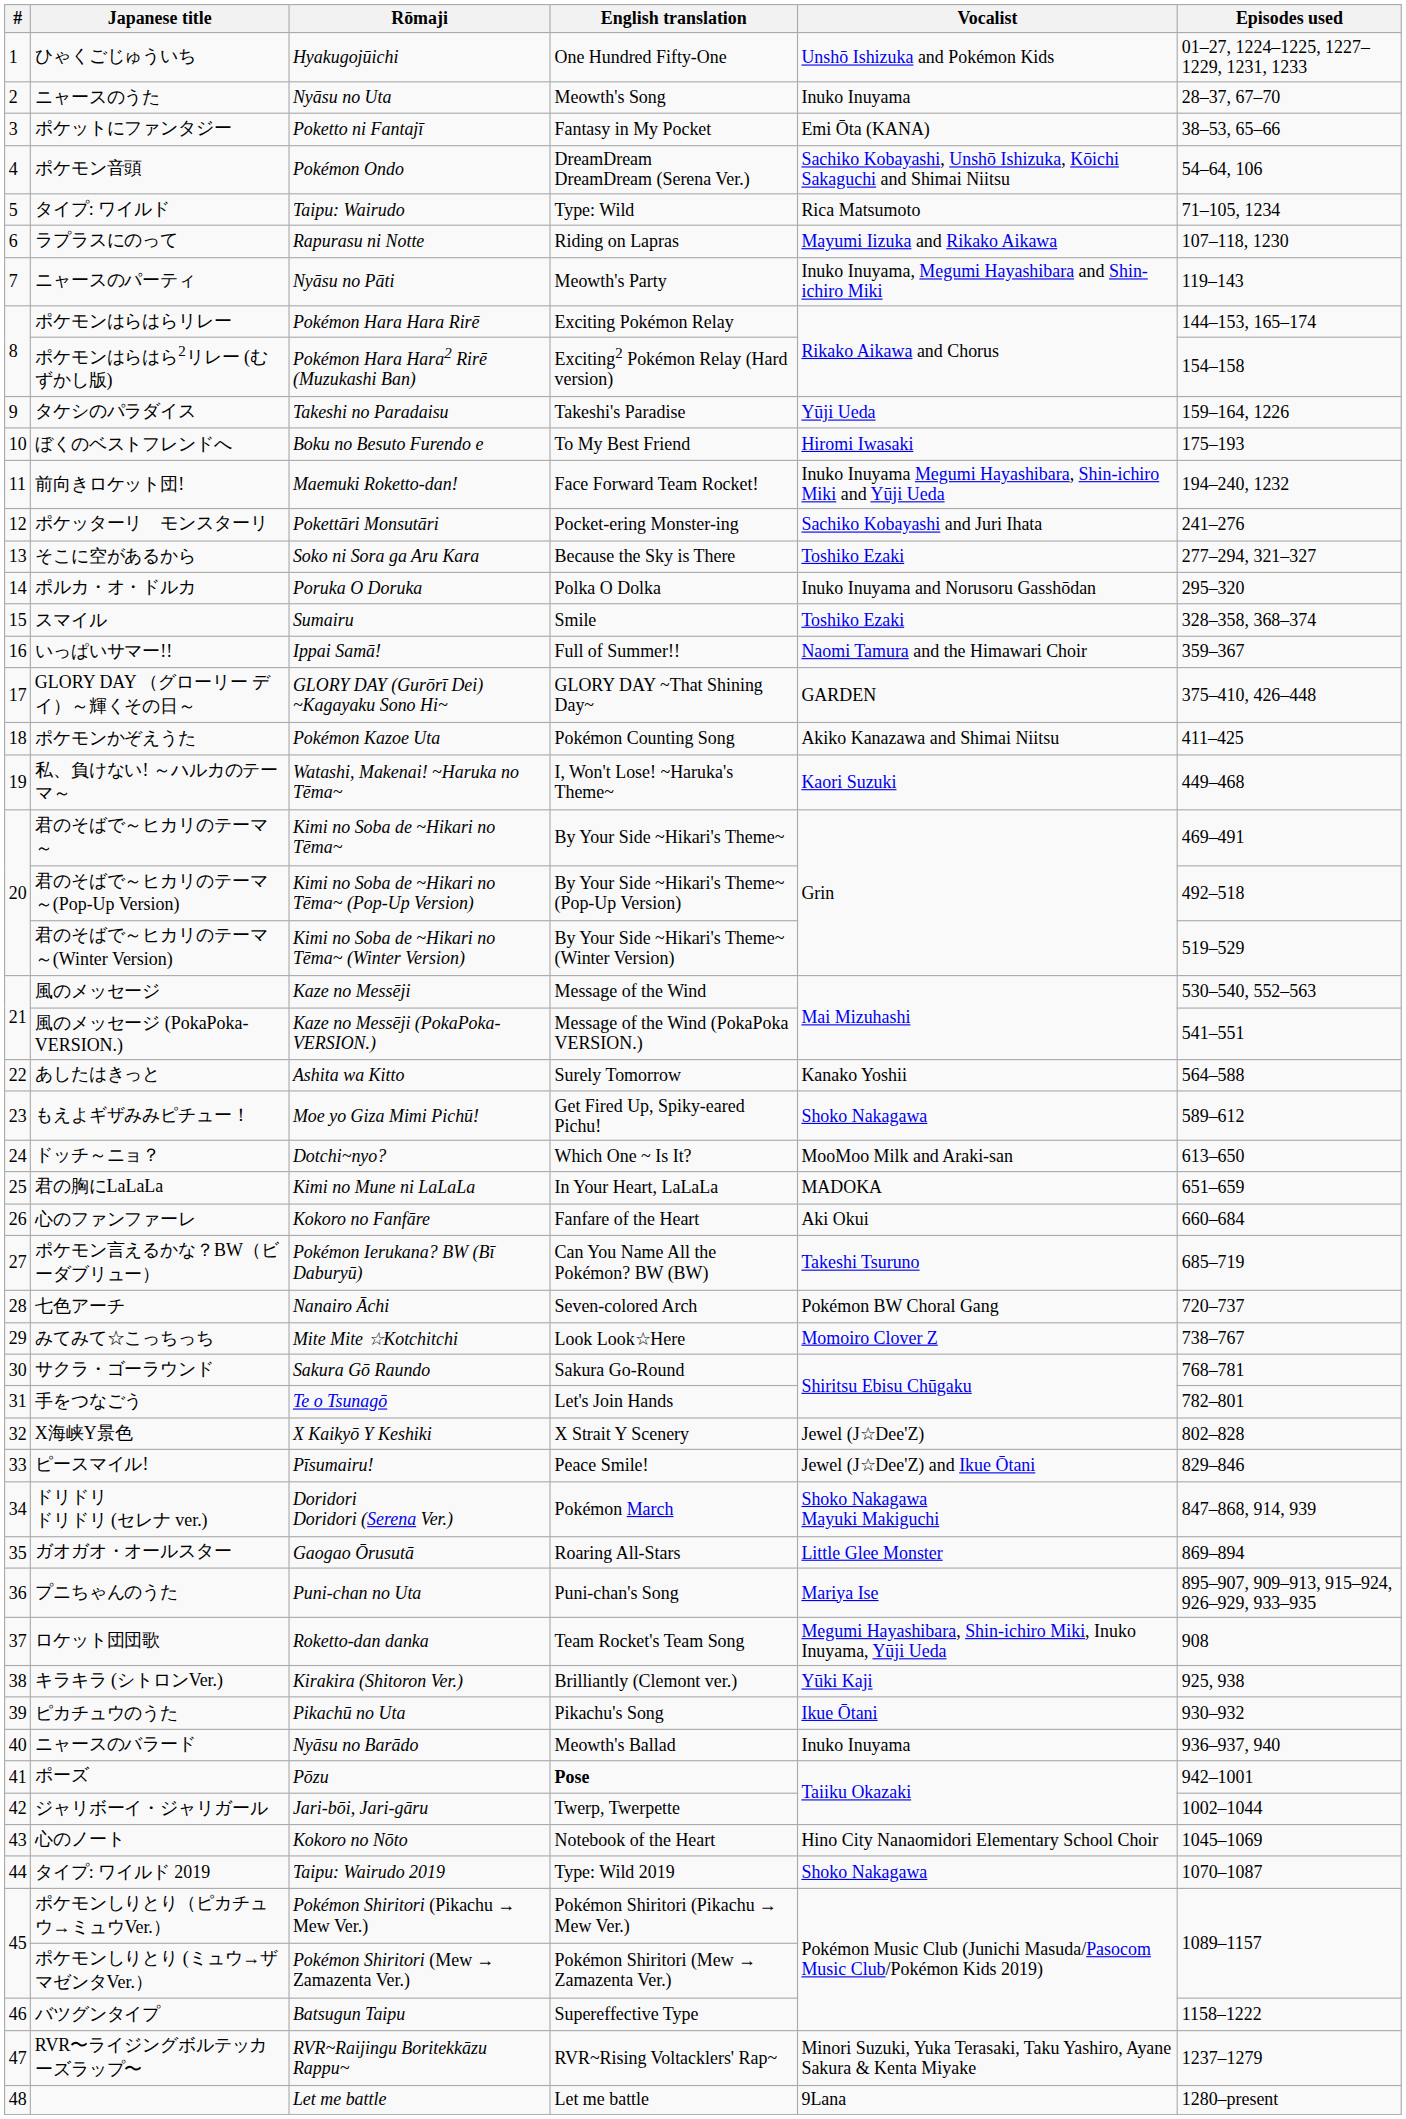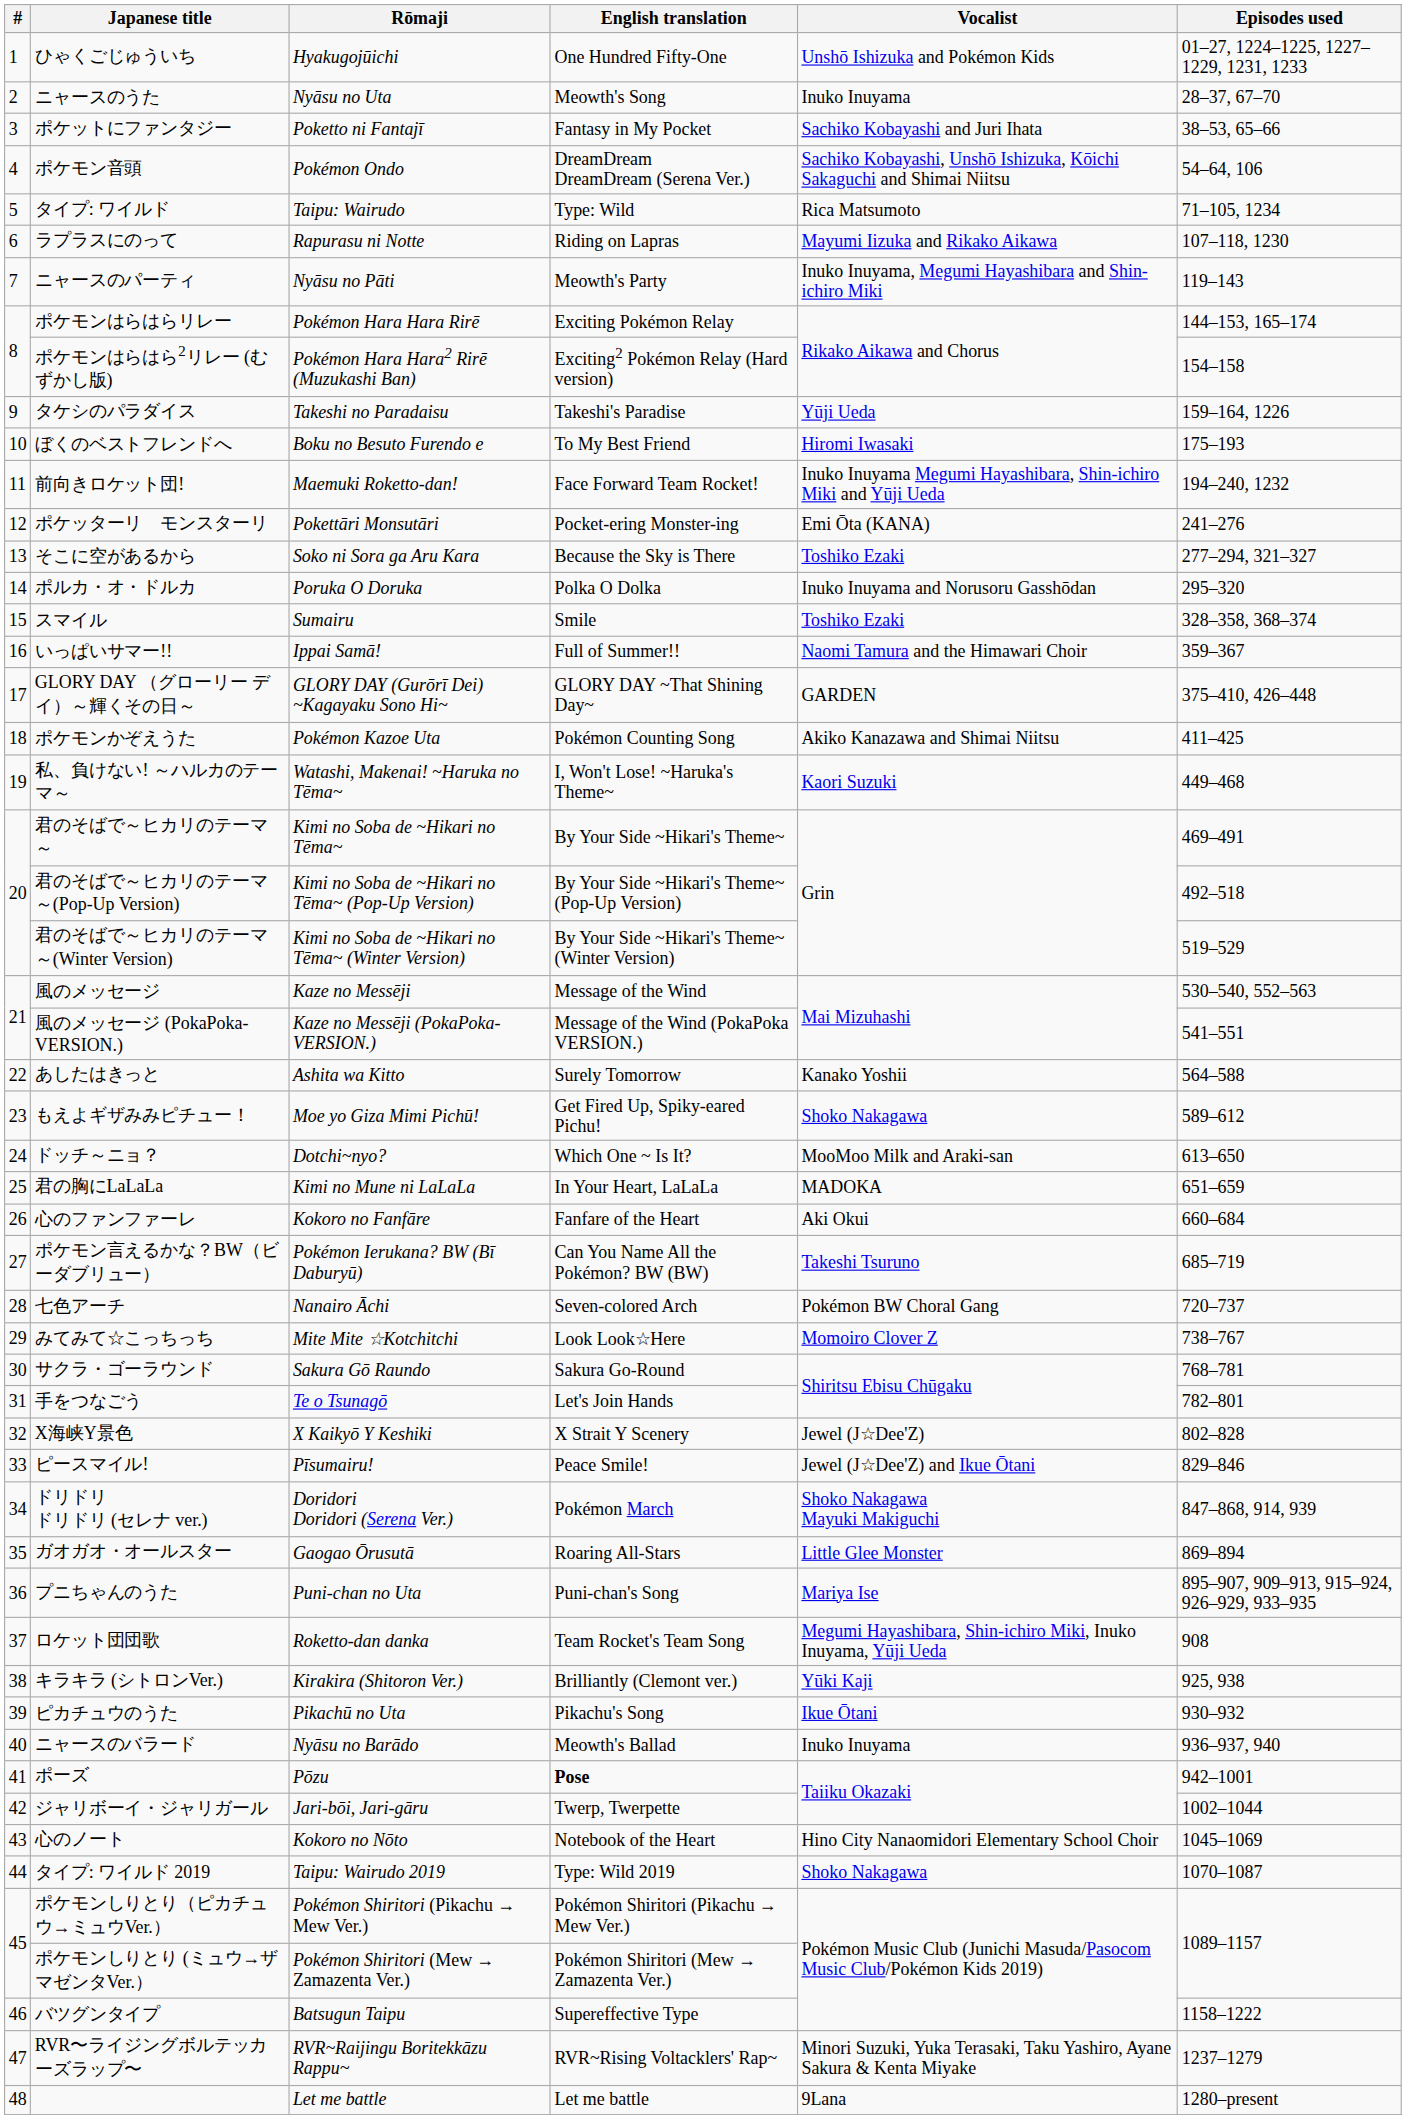(866, 129) Emi Ōta (KANA) -> (922, 129) Sachiko Kobayashi and Juri Ihata
(922, 524) Sachiko Kobayashi and Juri Ihata -> (866, 524) Emi Ōta (KANA)
